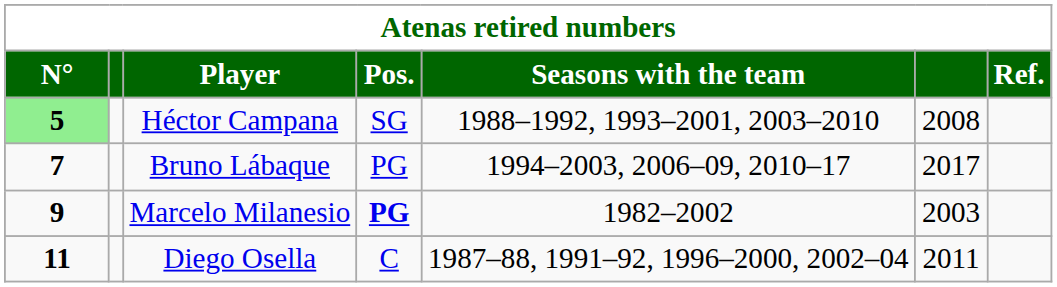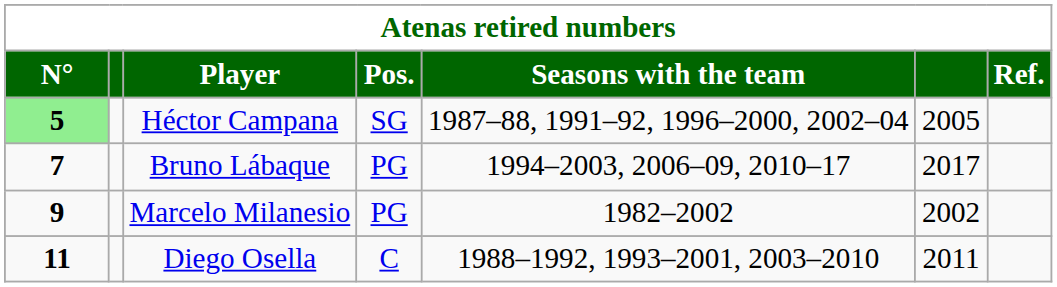(668, 119) 1988–1992, 1993–2001, 2003–2010 -> (668, 119) 1987–88, 1991–92, 1996–2000, 2002–04
(951, 119) 2008 -> (951, 119) 2005
(389, 212) bold -> (389, 212) normal
(951, 212) 2003 -> (951, 212) 2002
(668, 258) 1987–88, 1991–92, 1996–2000, 2002–04 -> (668, 258) 1988–1992, 1993–2001, 2003–2010
